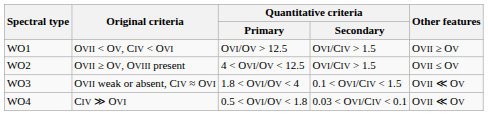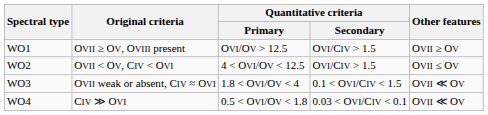(124, 48) OVII < OV, CIV < OVI -> (130, 48) OVII ≥ OV, OVIII present
(130, 65) OVII ≥ OV, OVIII present -> (124, 65) OVII < OV, CIV < OVI
